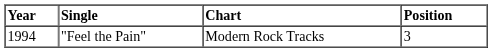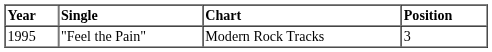(22, 36) 1994 -> (22, 36) 1995
